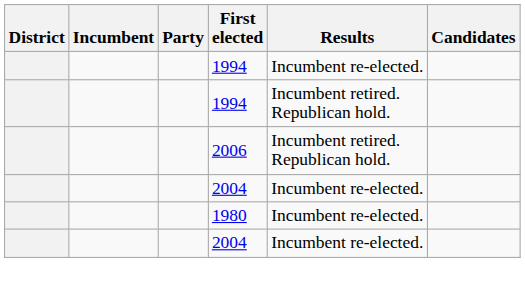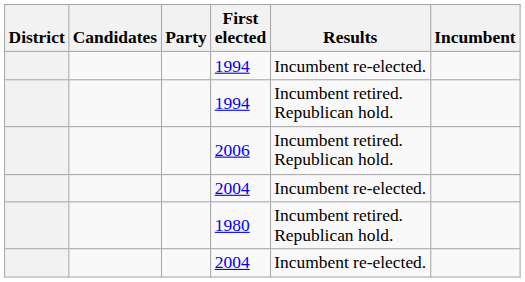columns swapped: (113, 37) <-> (473, 37)
(347, 215) Incumbent re-elected. -> (339, 225) Incumbent retired. Republican hold.
